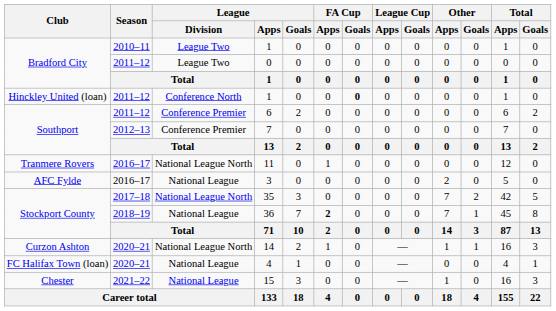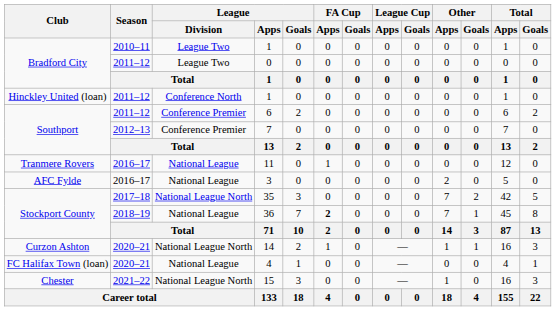(357, 96) bold -> (357, 96) normal
(204, 163) National League North -> (204, 163) National League
(204, 280) National League -> (204, 280) National League North
